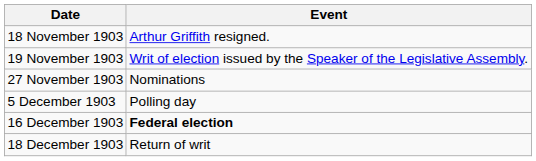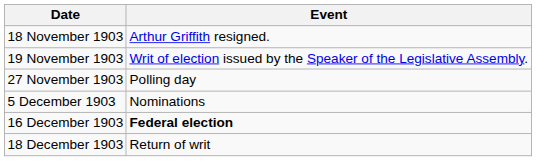(167, 79) Nominations -> (163, 79) Polling day
(163, 101) Polling day -> (167, 101) Nominations
